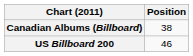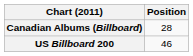(167, 28) 38 -> (167, 28) 28
